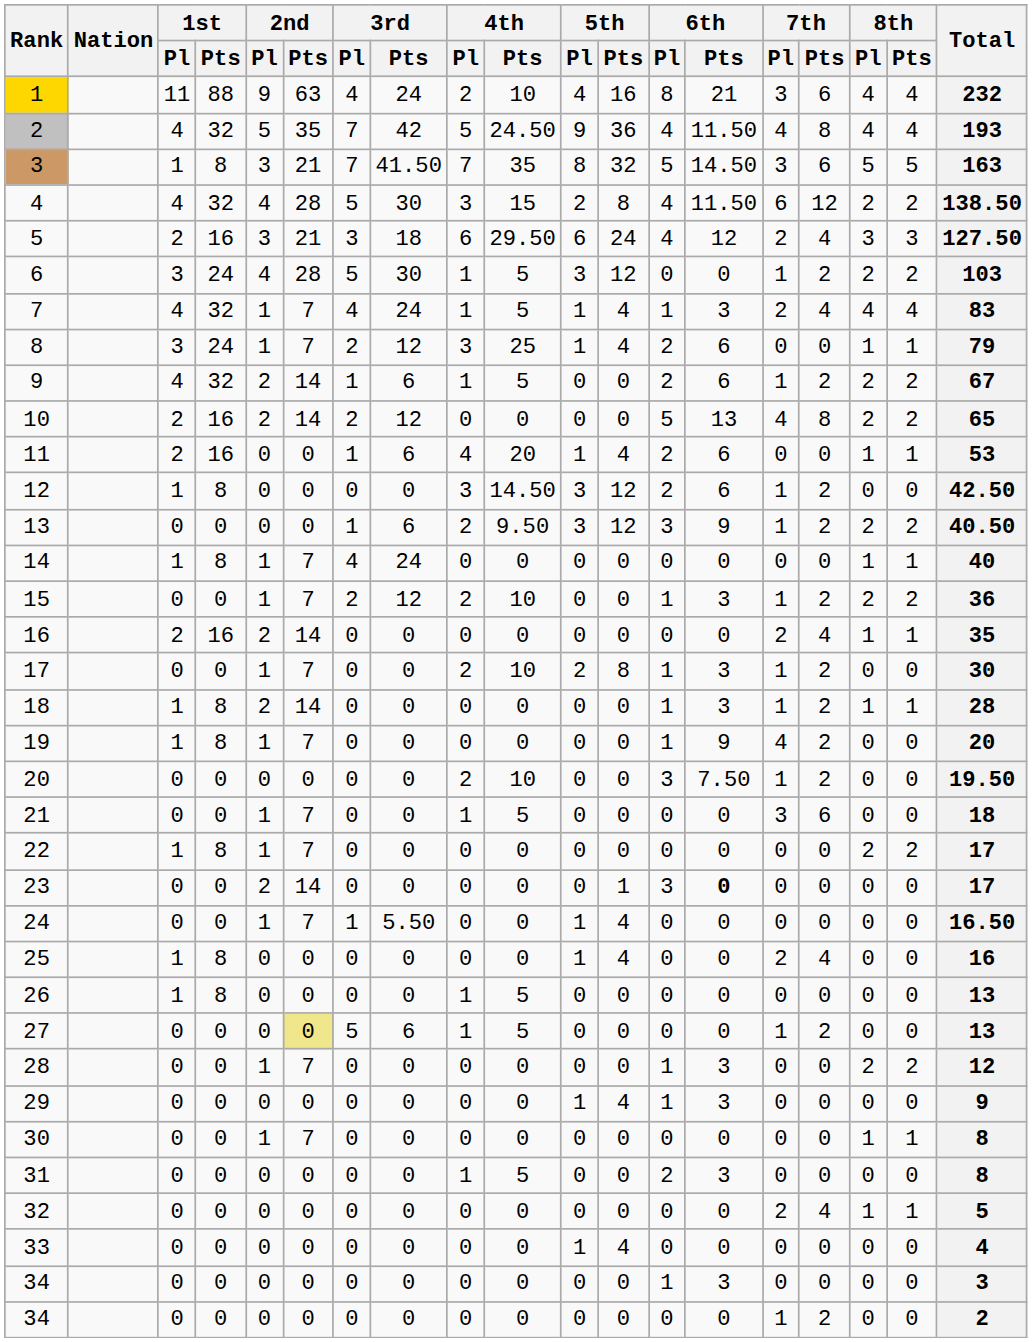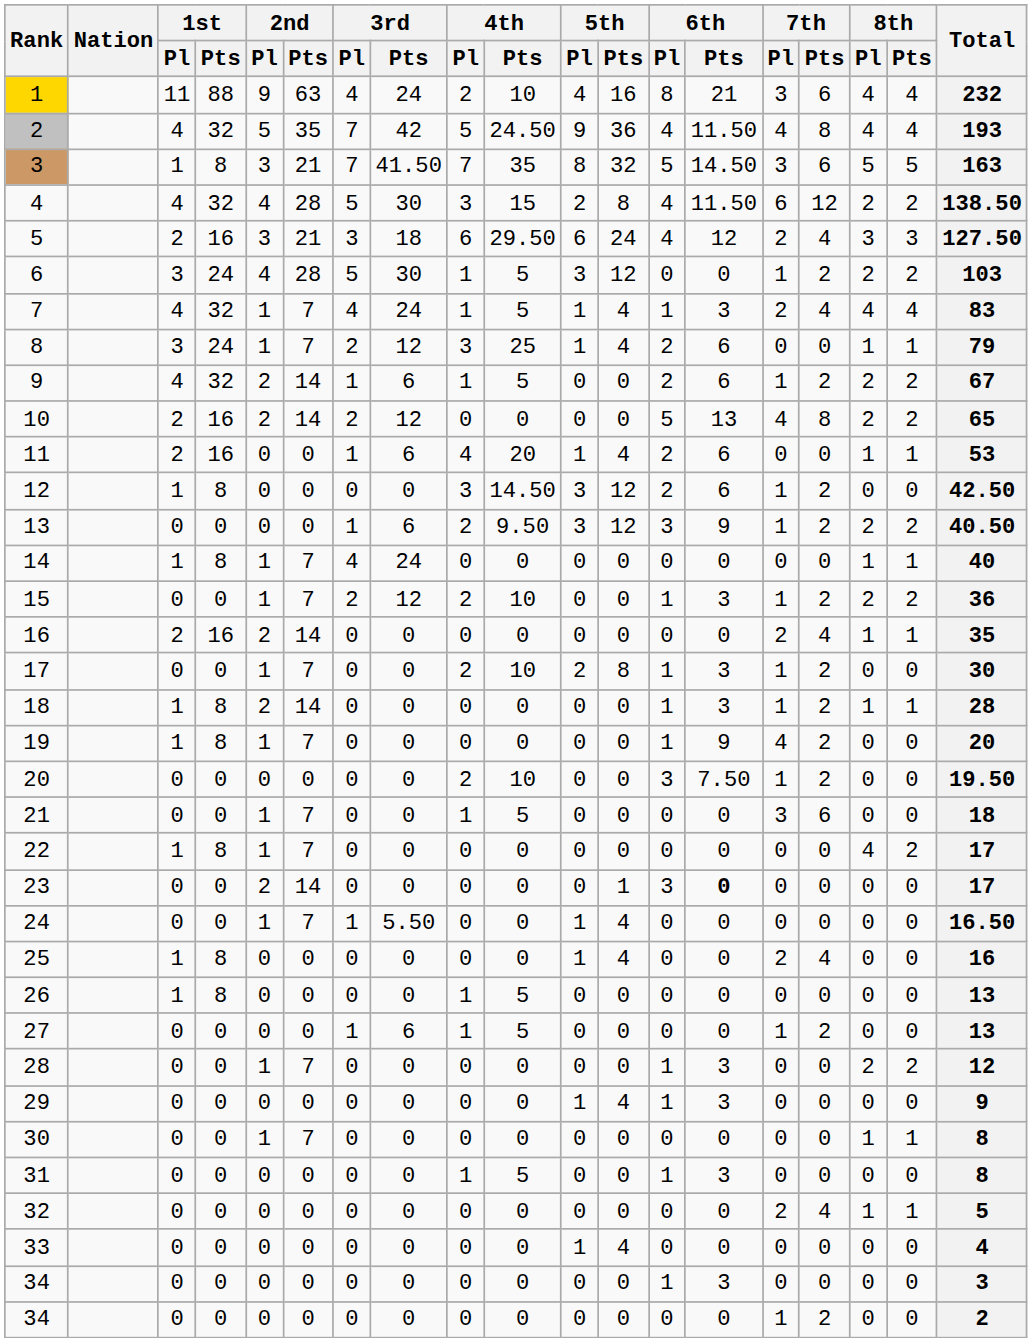(868, 851) 2 -> (868, 851) 4
(308, 1031) khaki background -> (308, 1031) no background
(352, 1031) 5 -> (352, 1031) 1
(667, 1175) 2 -> (667, 1175) 1
